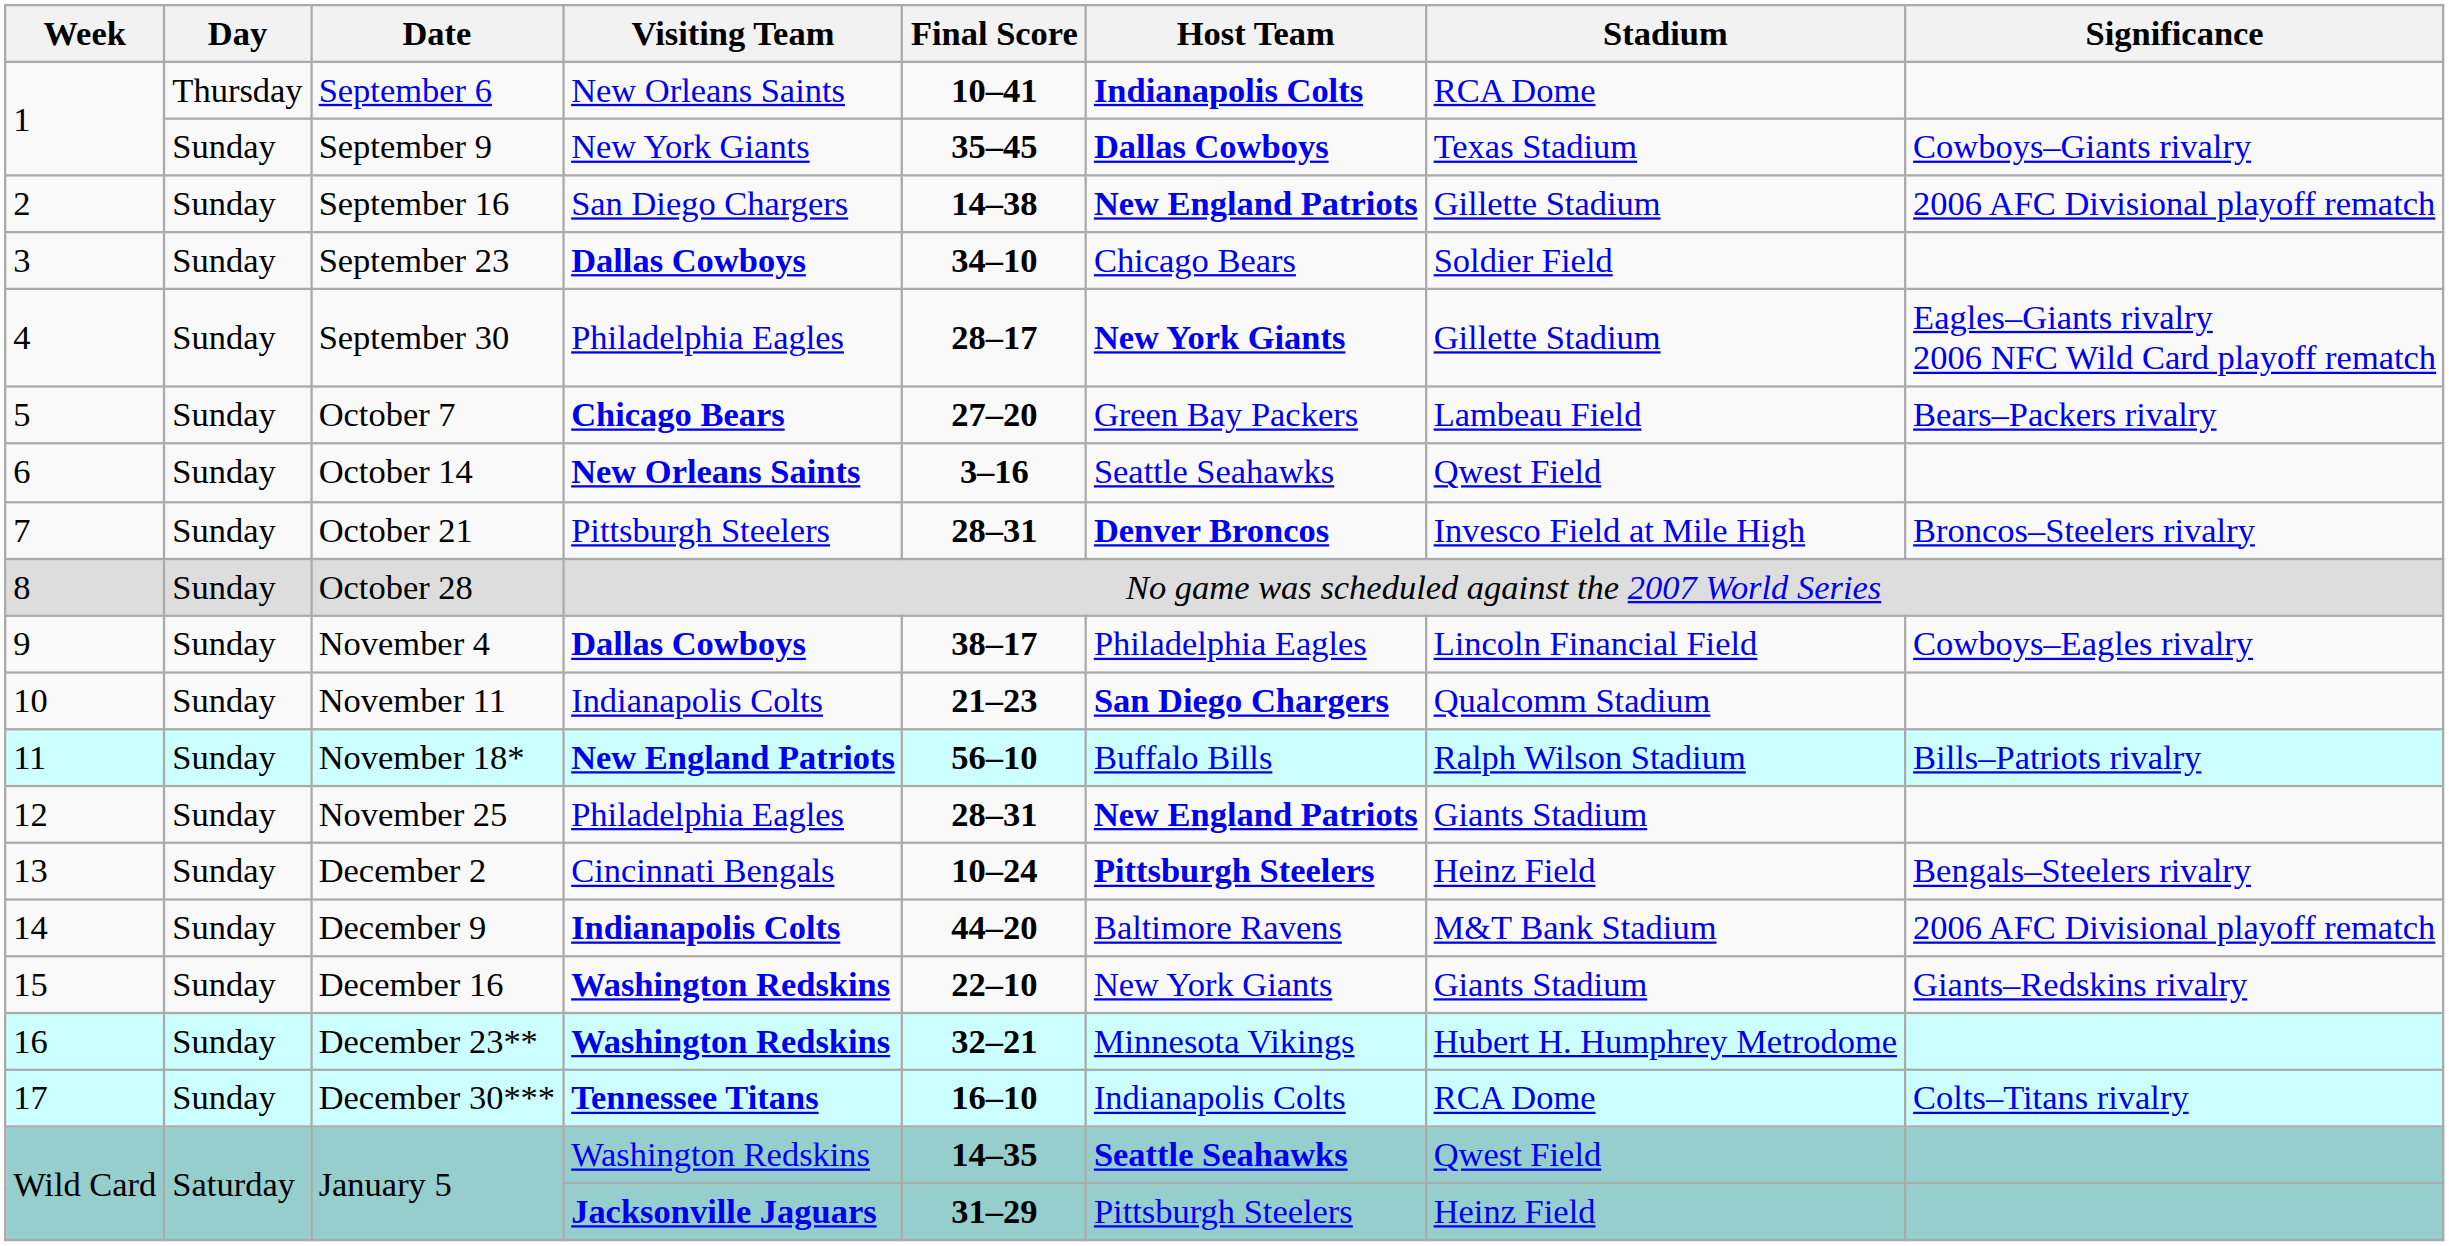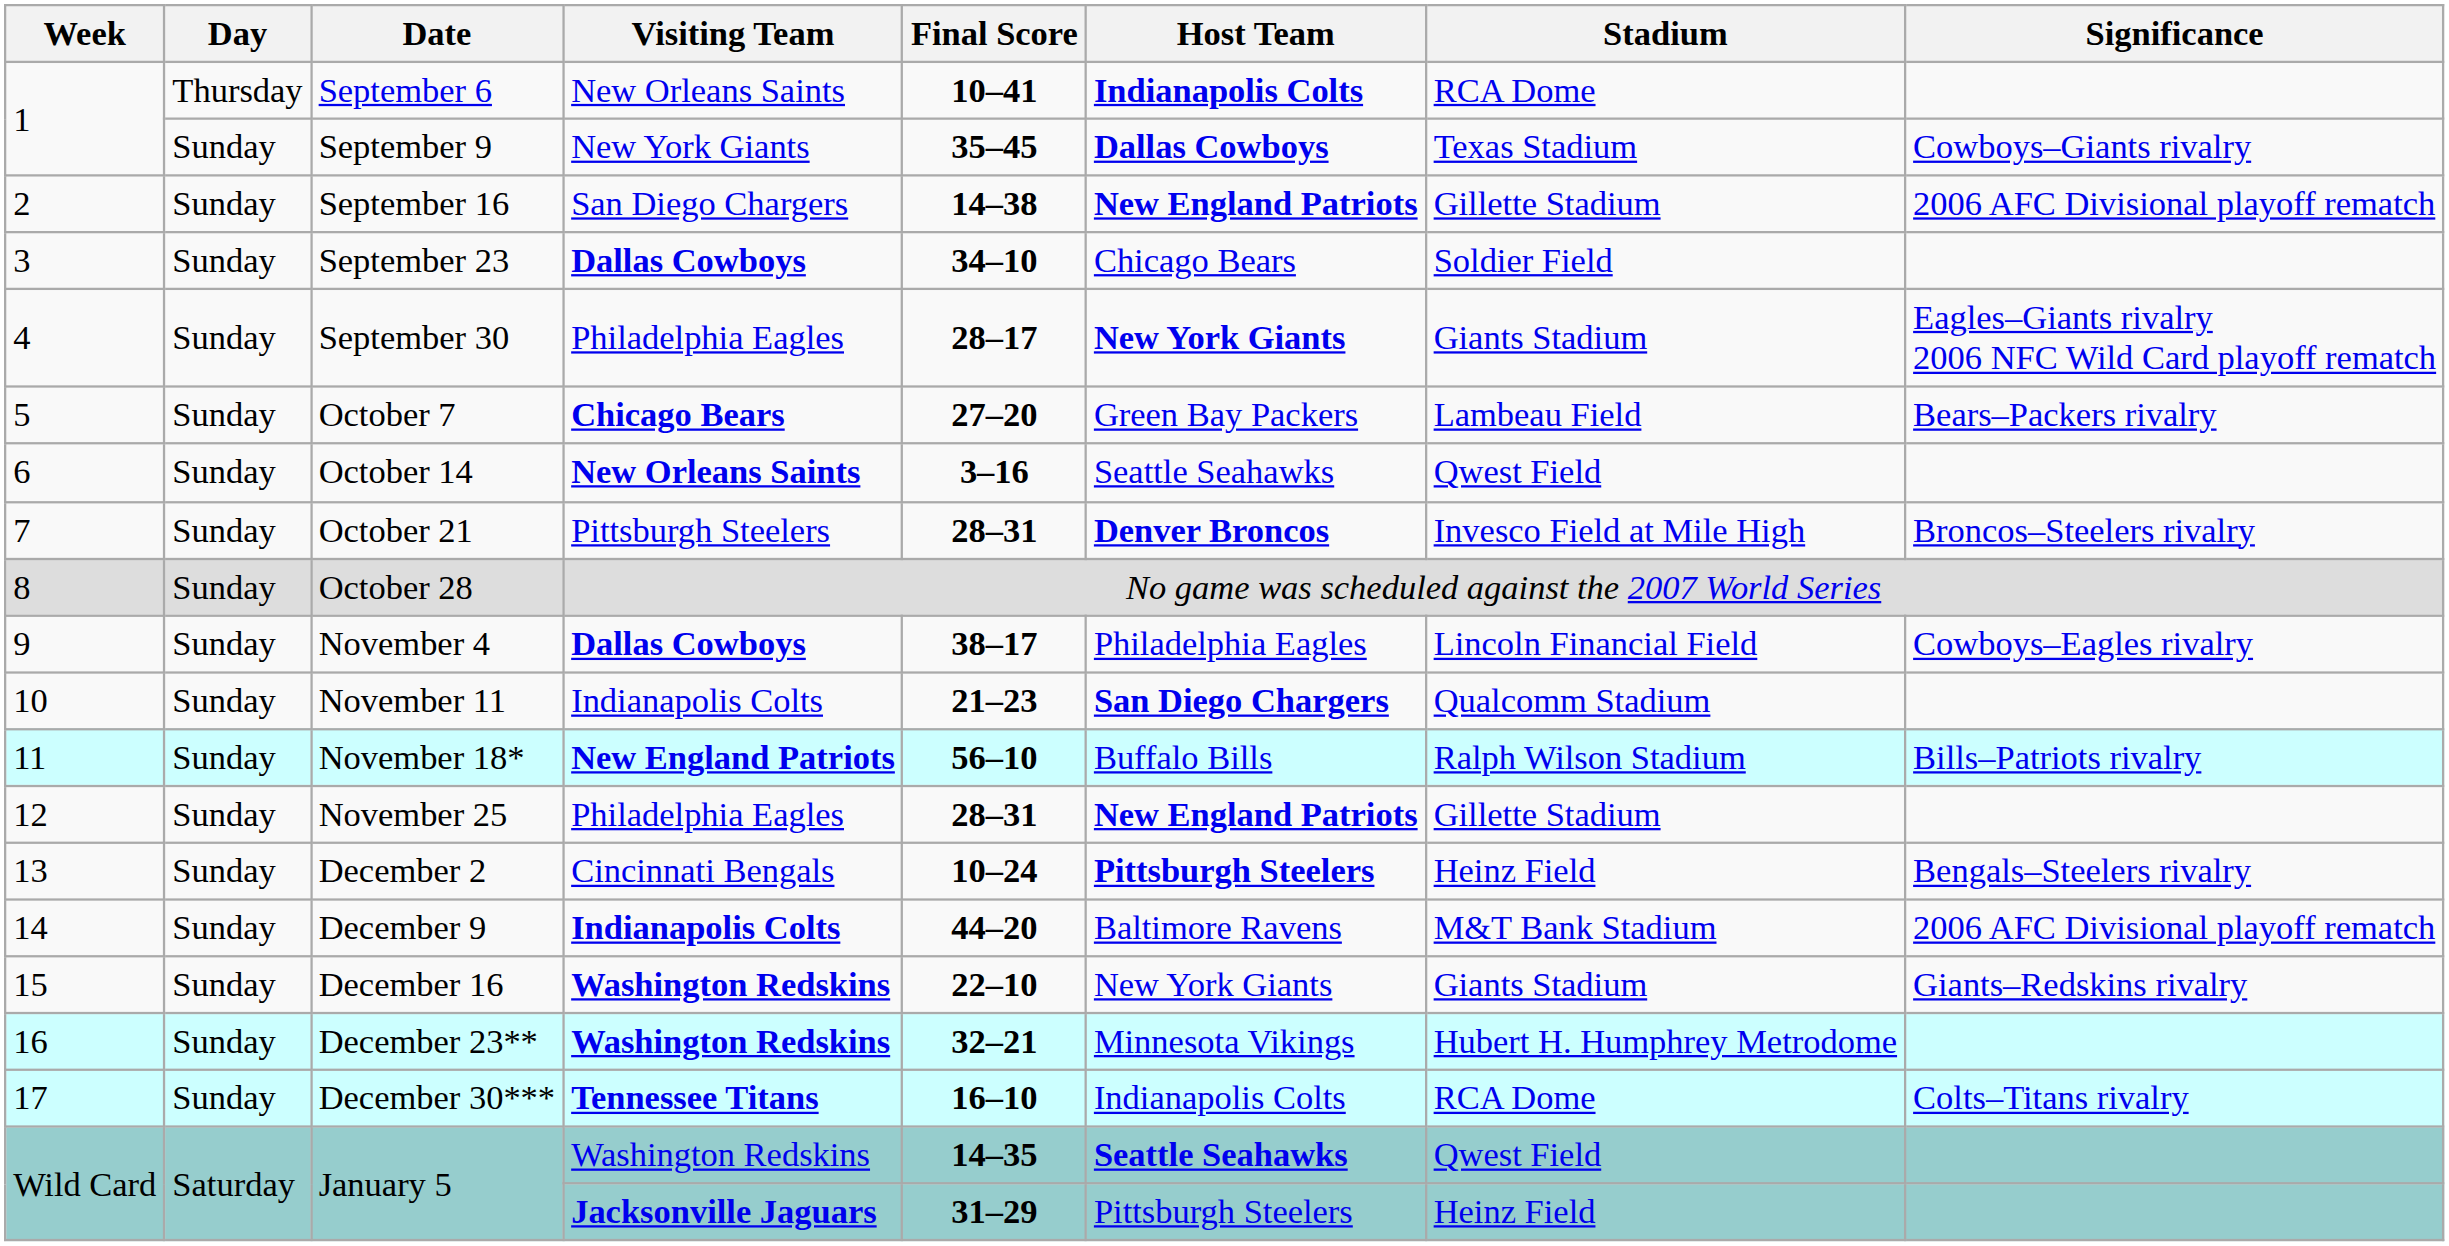(1547, 338) Gillette Stadium -> (1540, 338) Giants Stadium
(1540, 813) Giants Stadium -> (1547, 813) Gillette Stadium
